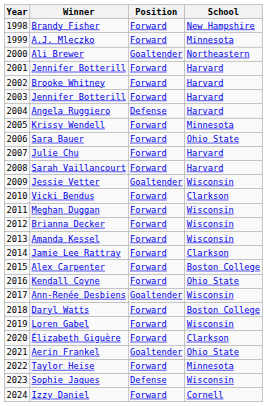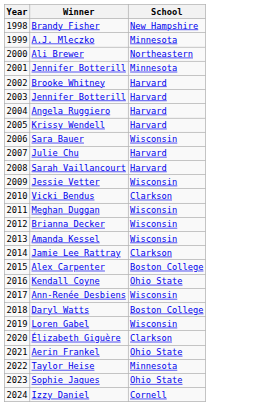- column: (156, 11)
(205, 68) Harvard -> (154, 68) Minnesota
(210, 125) Minnesota -> (148, 125) Harvard
(213, 139) Ohio State -> (154, 139) Wisconsin
(210, 381) Wisconsin -> (156, 381) Ohio State
